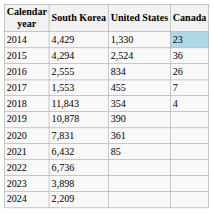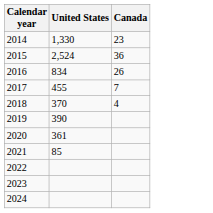- column: (79, 18)
(178, 39) lightblue background -> (119, 39) no background
(118, 103) 354 -> (59, 103) 370
